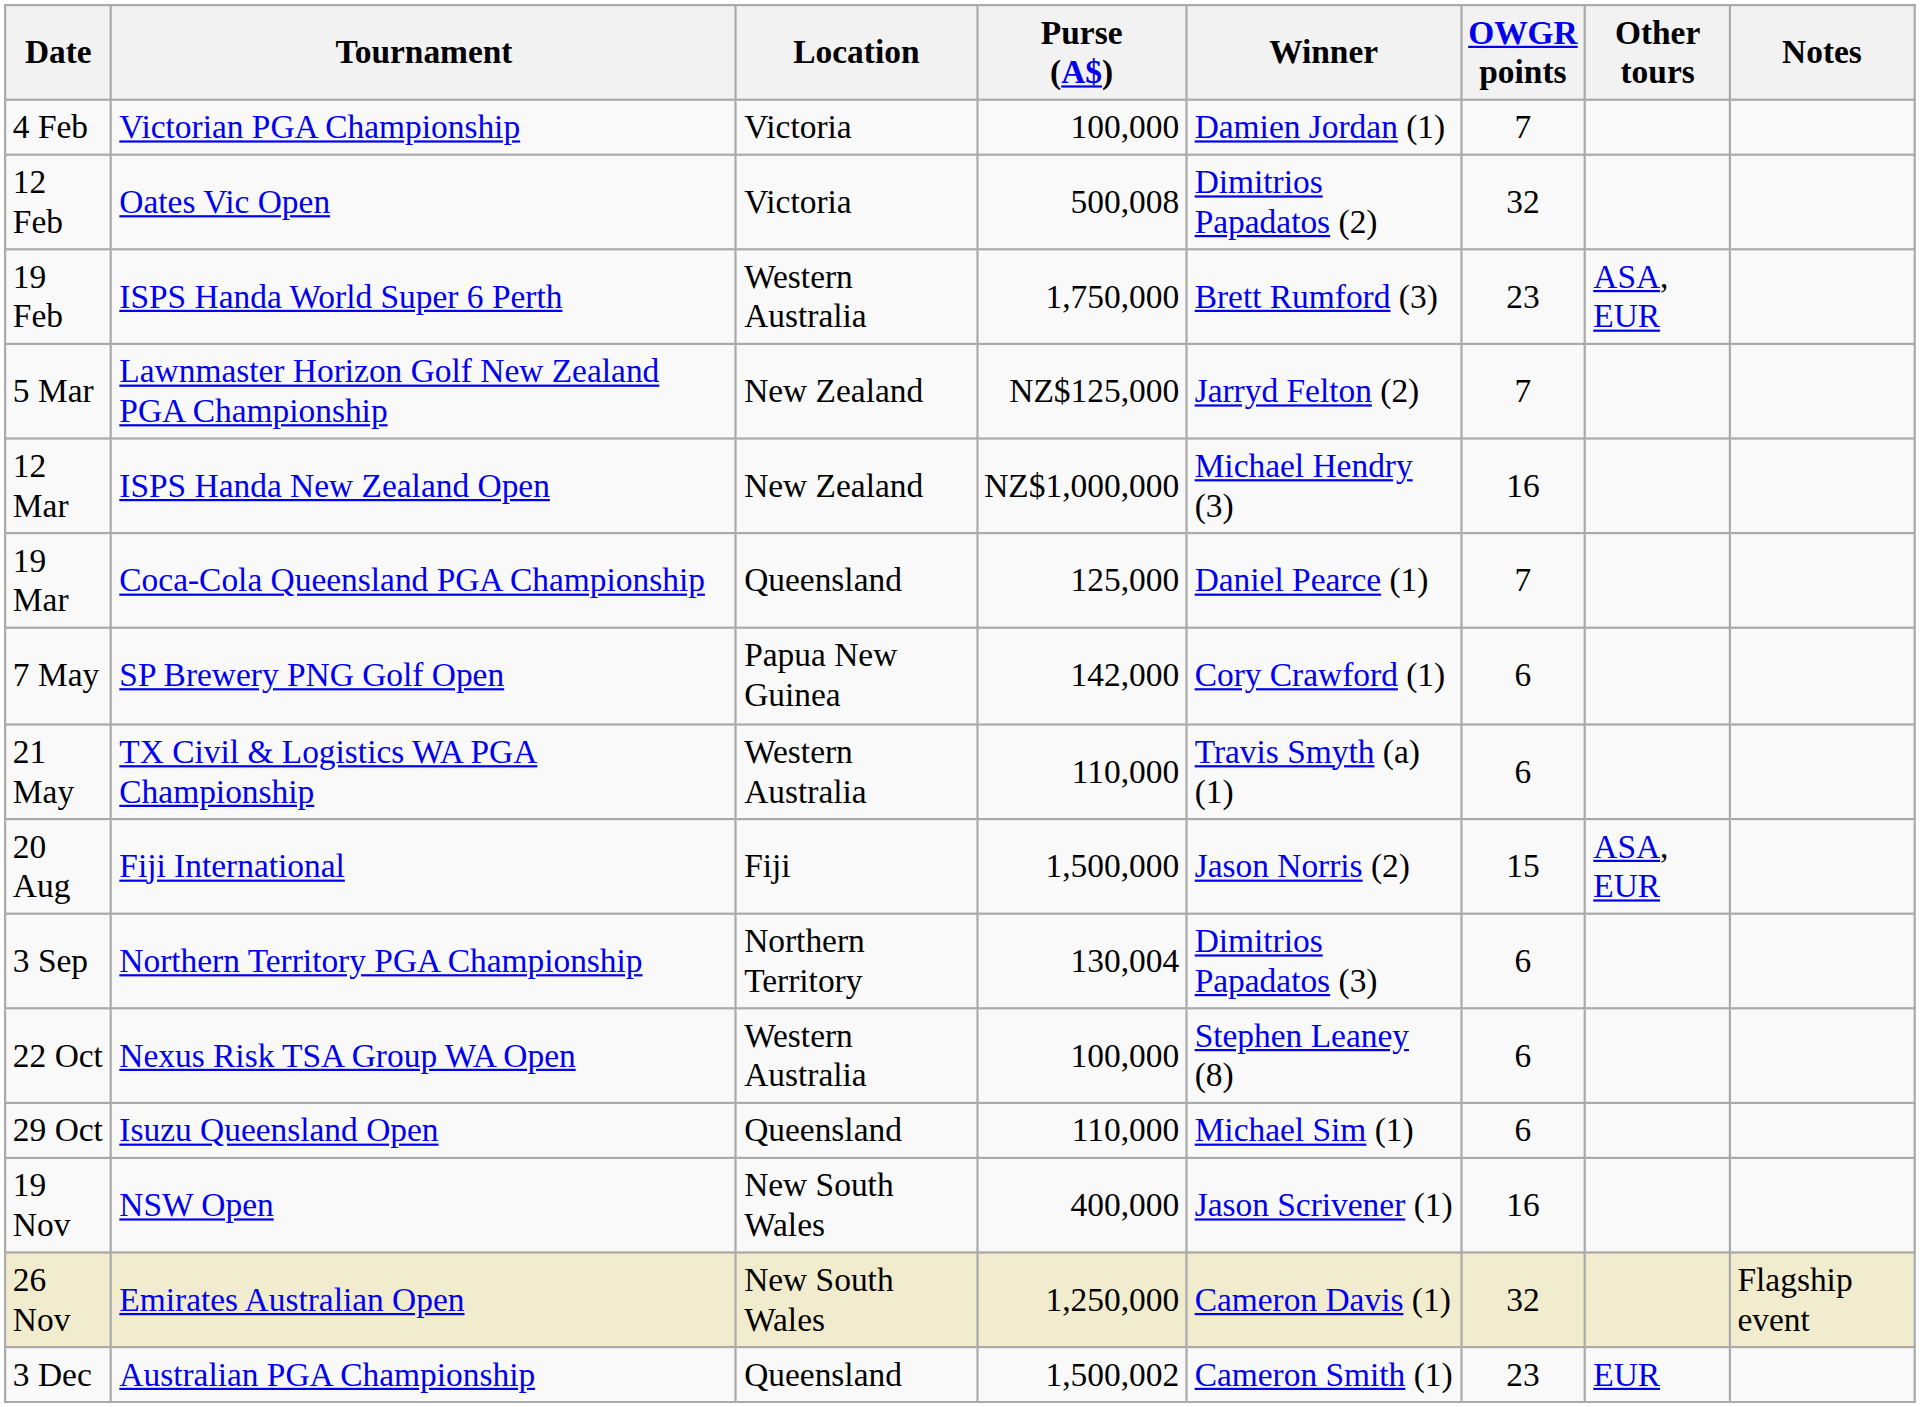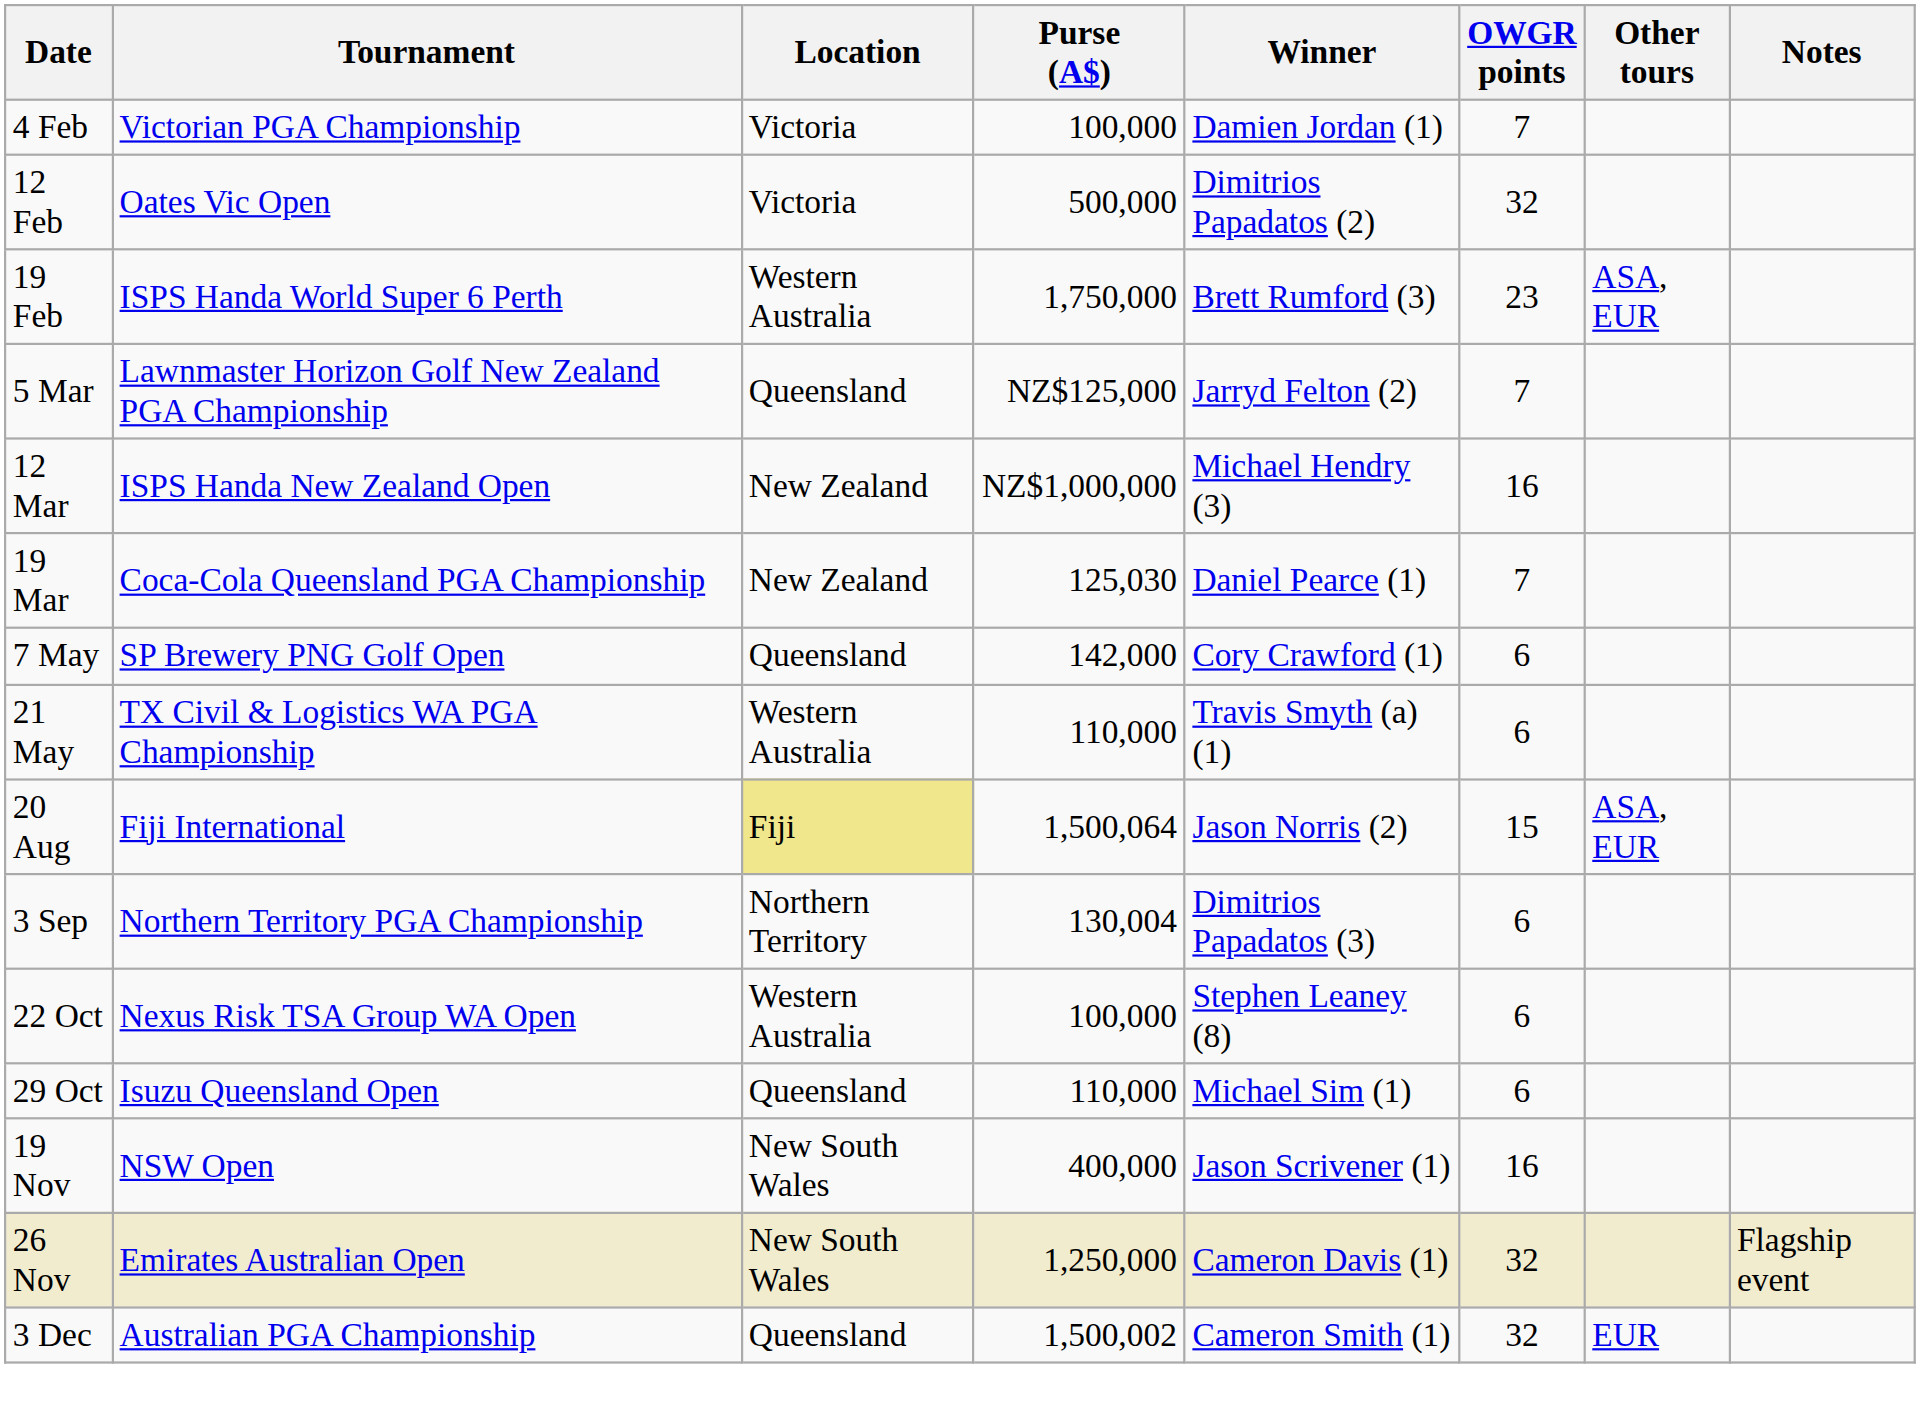(1125, 201) 500,008 -> (1123, 201) 500,000
(834, 391) New Zealand -> (828, 391) Queensland
(823, 580) Queensland -> (838, 580) New Zealand
(1125, 580) 125,000 -> (1123, 580) 125,030
(821, 675) Papua New Guinea -> (828, 655) Queensland
(767, 865) no background -> (772, 825) khaki background
(1112, 865) 1,500,000 -> (1110, 825) 1,500,064
(1523, 1374) 23 -> (1522, 1334) 32
